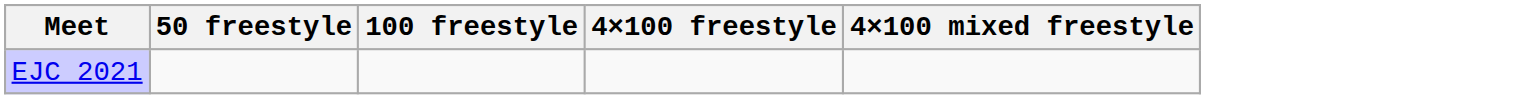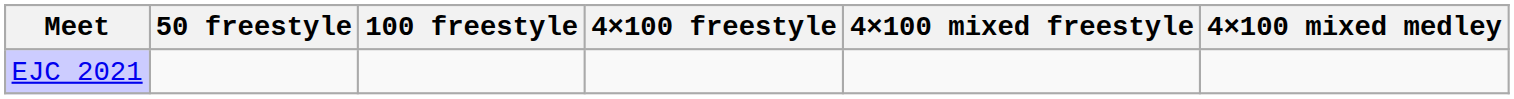+ column: (1354, 27)
